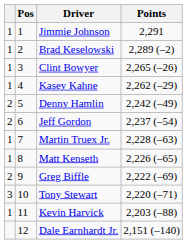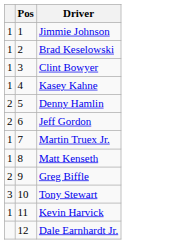- column: (152, 13)
